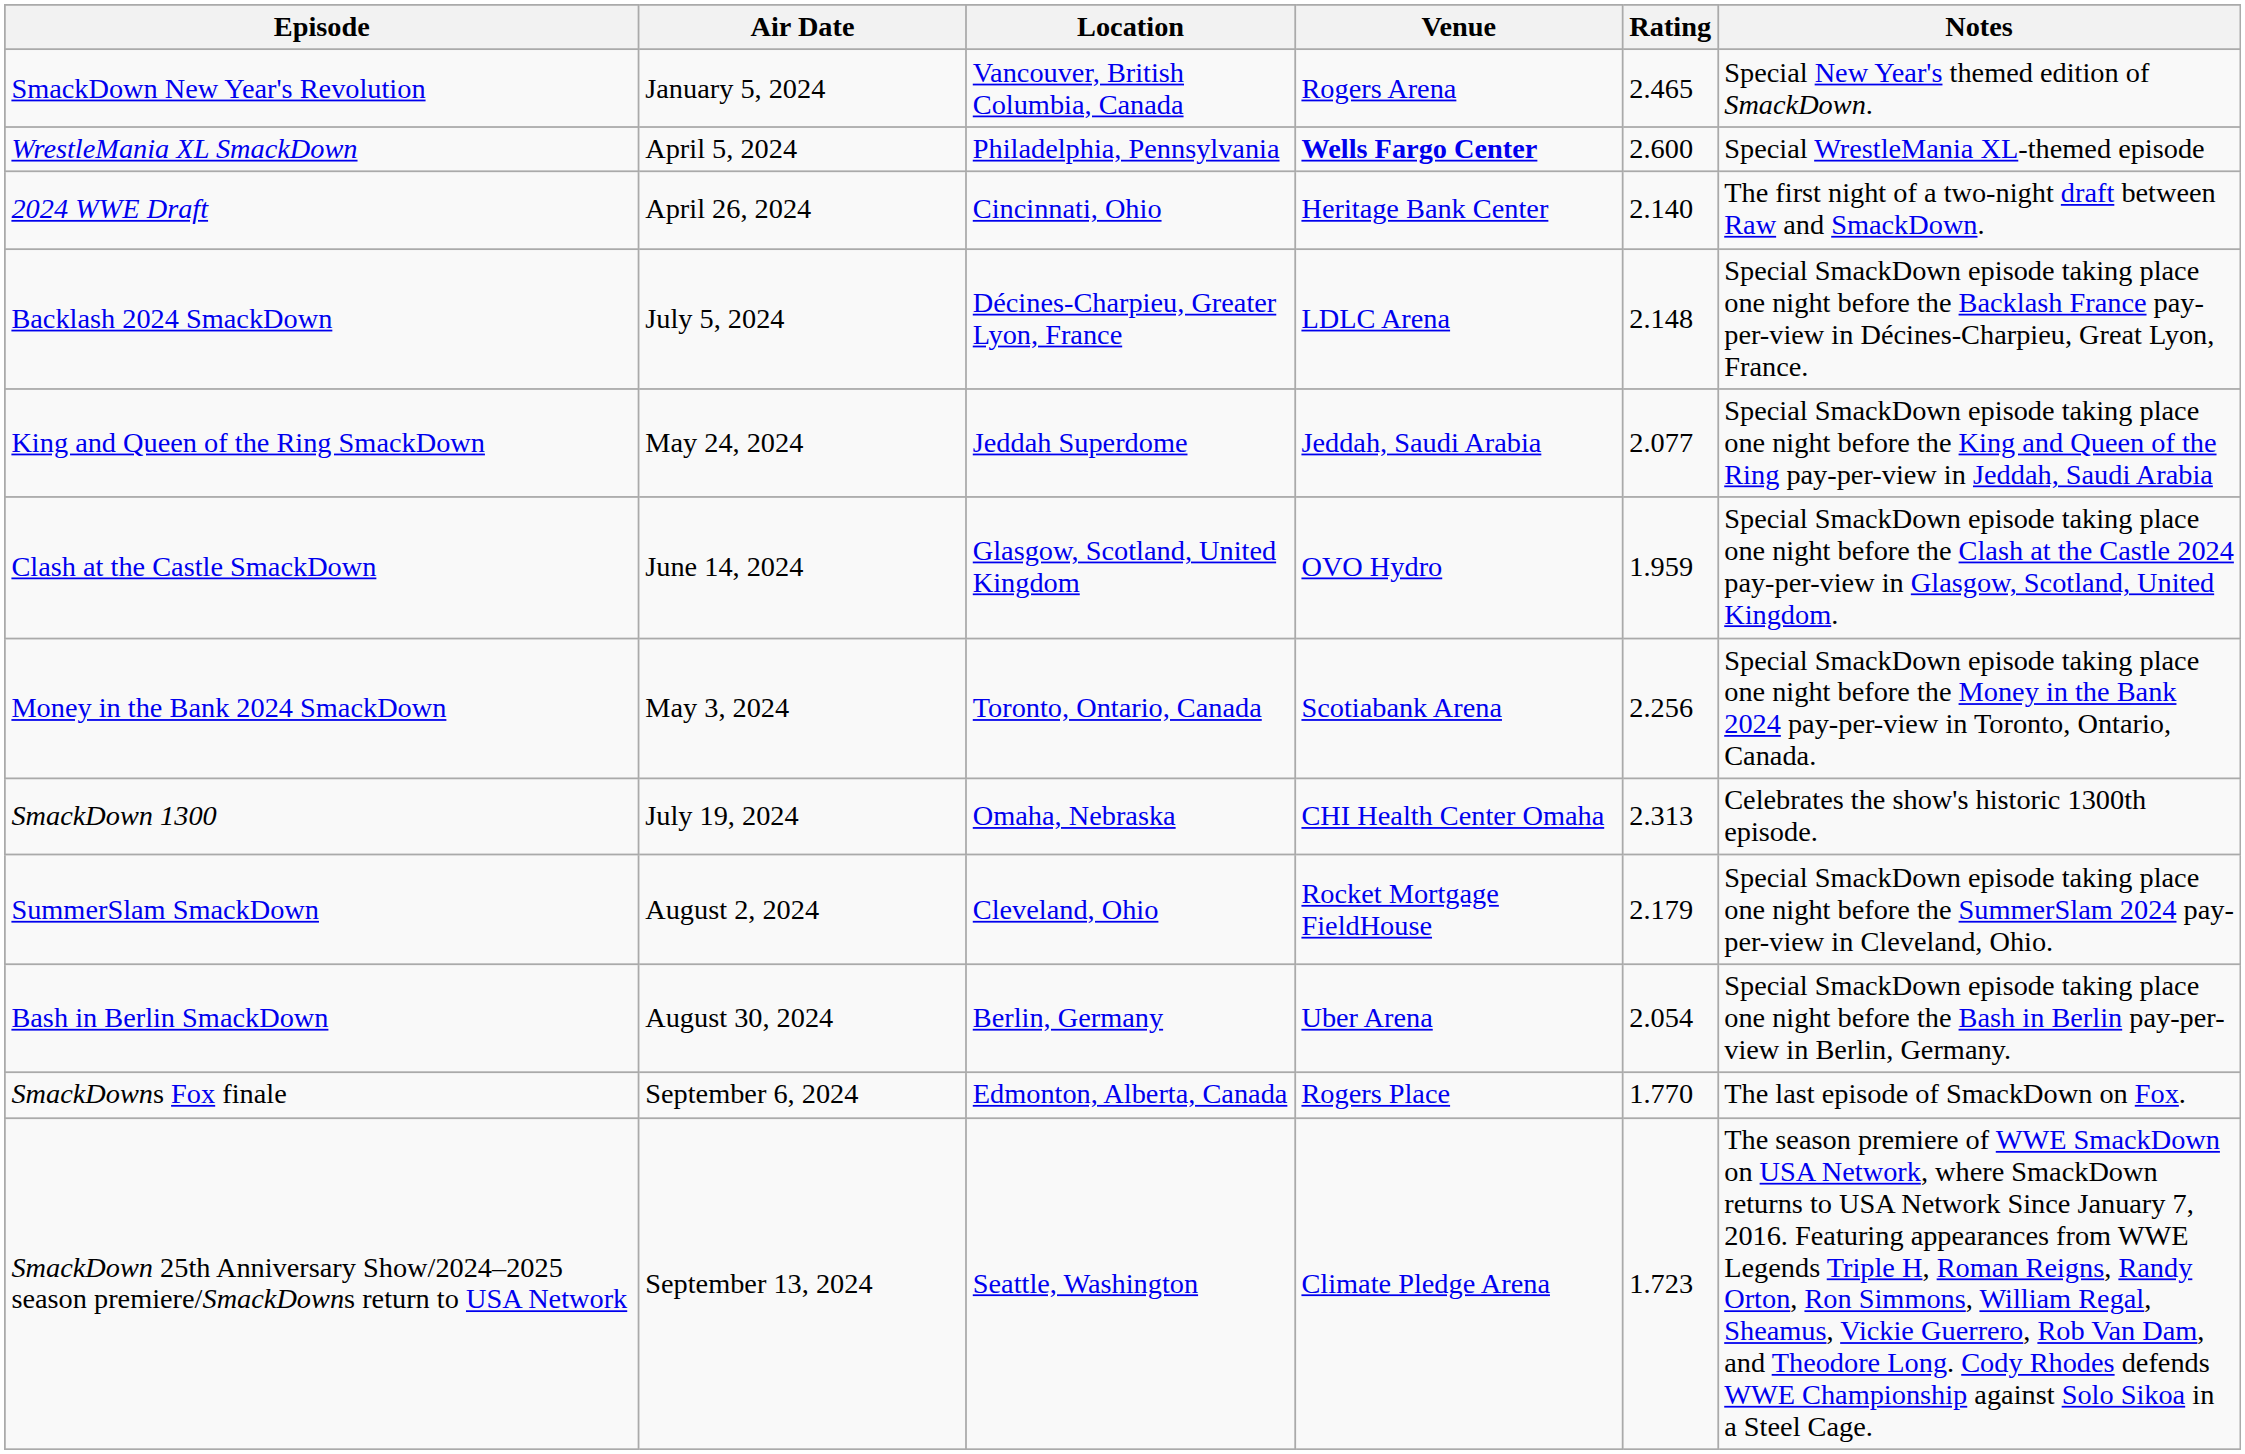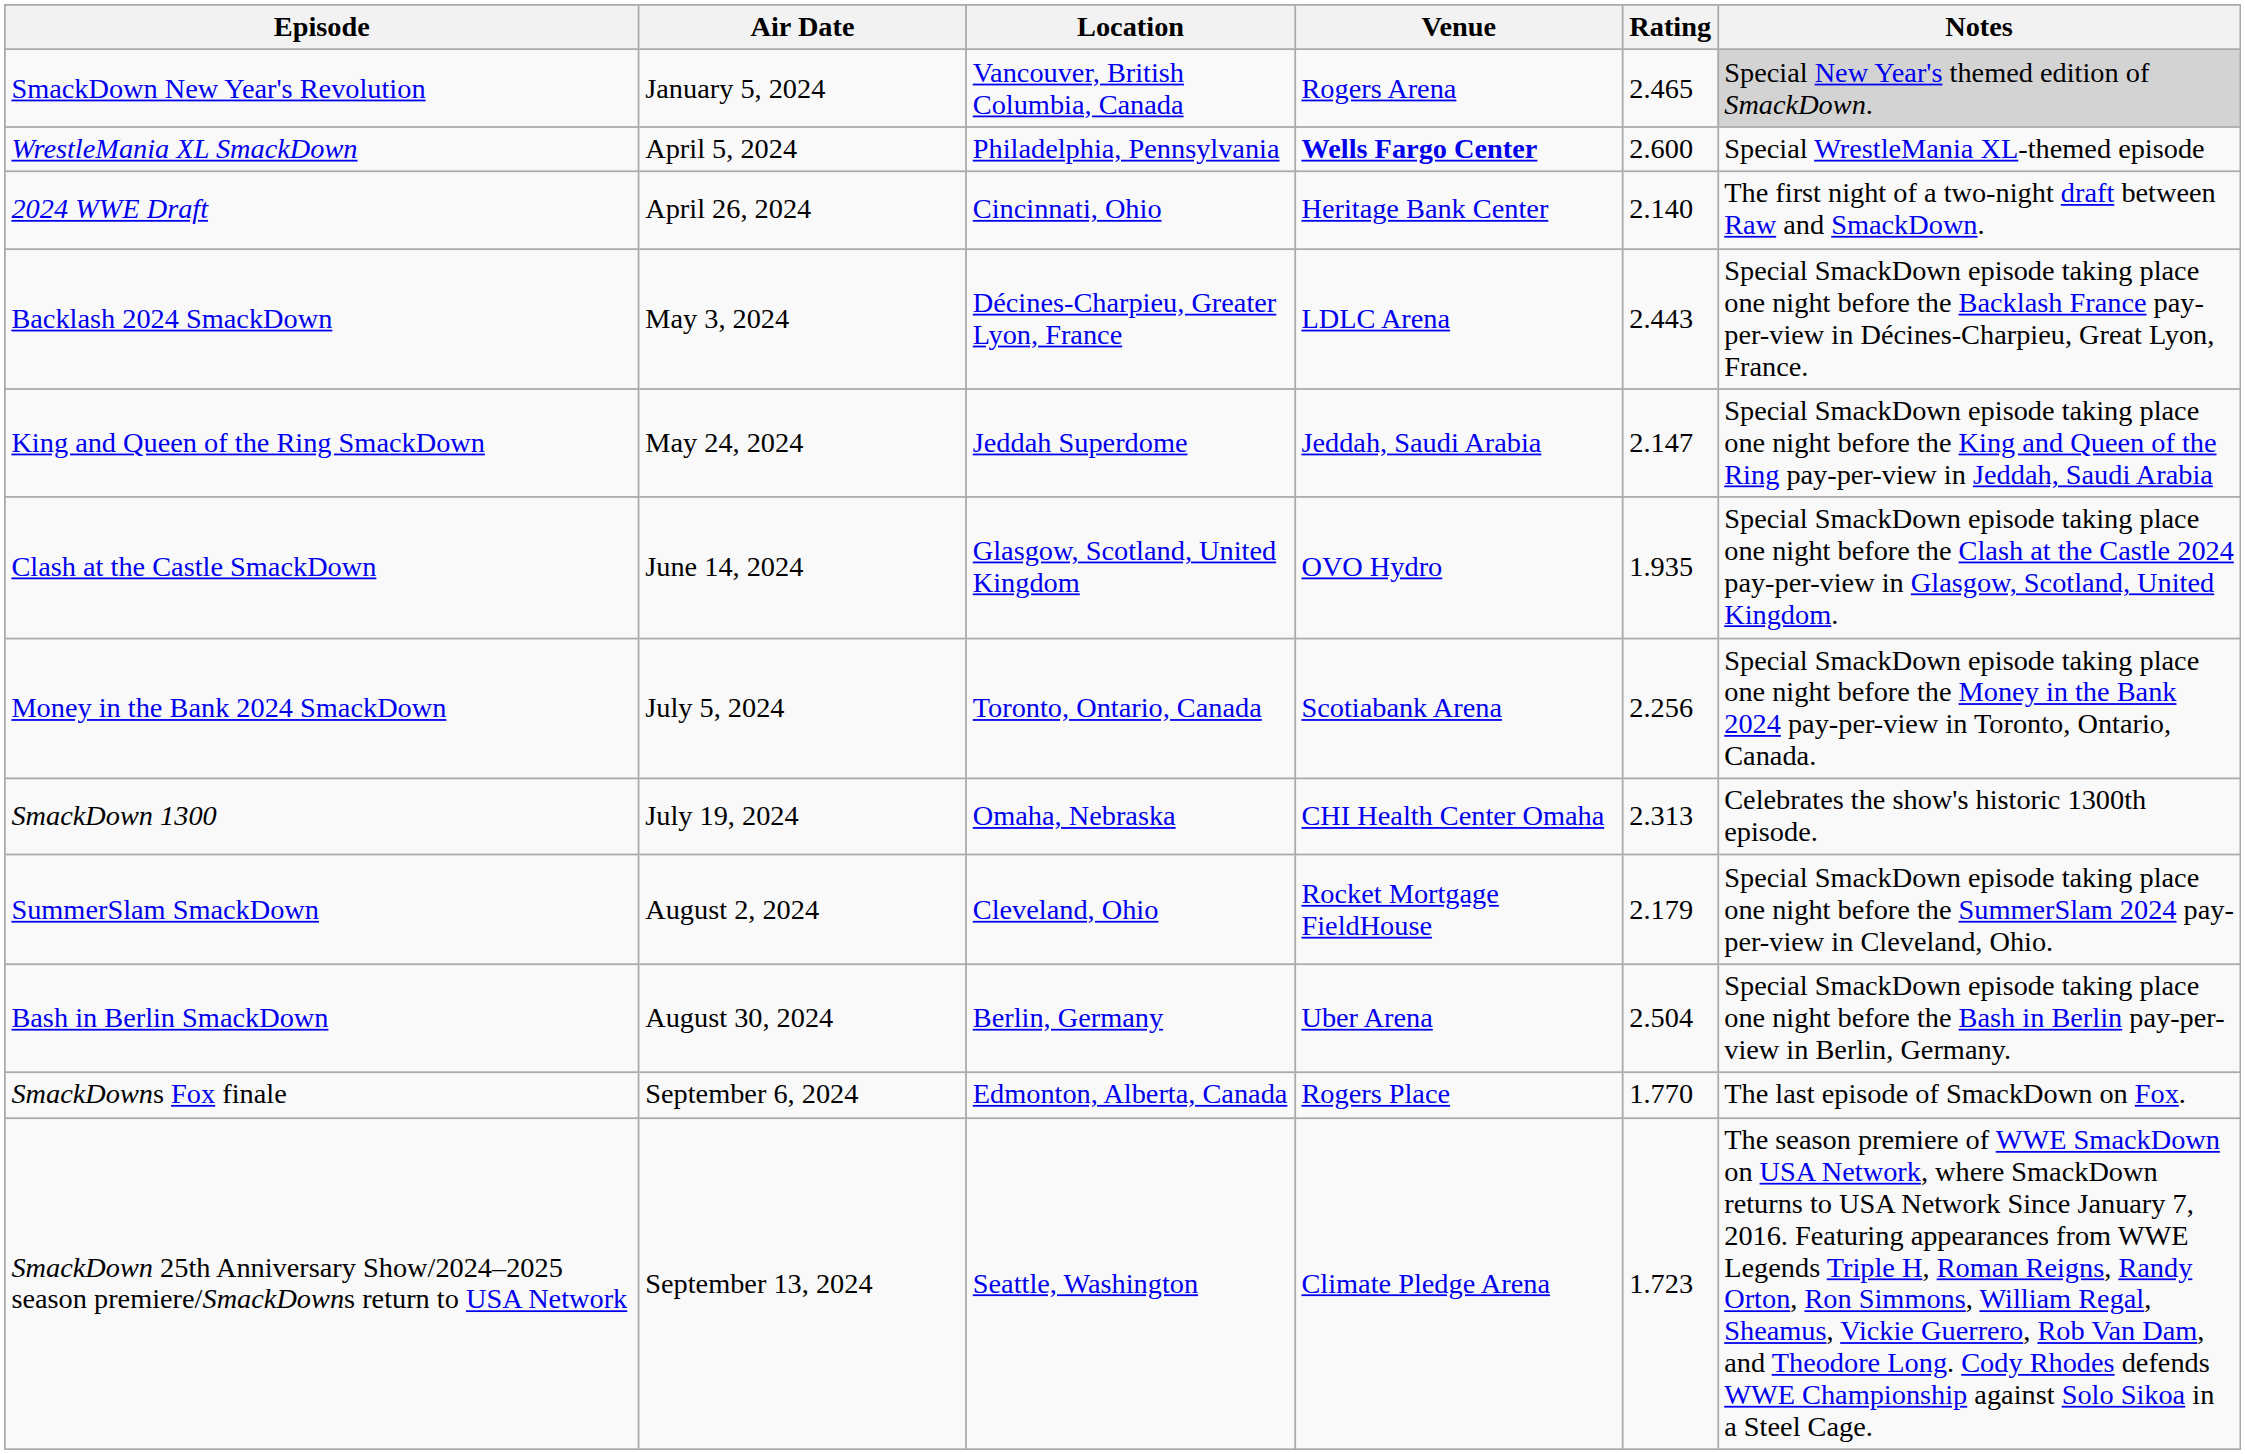(1937, 87) no background -> (1937, 87) lightgrey background
(715, 318) July 5, 2024 -> (717, 318) May 3, 2024
(1661, 318) 2.148 -> (1661, 318) 2.443
(1661, 442) 2.077 -> (1661, 442) 2.147
(1661, 567) 1.959 -> (1661, 567) 1.935
(717, 707) May 3, 2024 -> (715, 707) July 5, 2024
(1661, 1017) 2.054 -> (1661, 1017) 2.504
